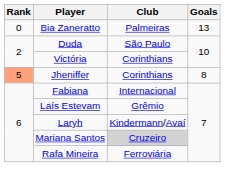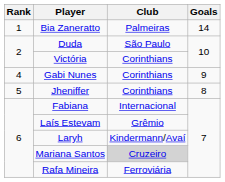(19, 28) 0 -> (19, 28) 1
(204, 28) 13 -> (204, 28) 14
+ row: (70, 75)
(19, 75) lightsalmon background -> (19, 91) no background
